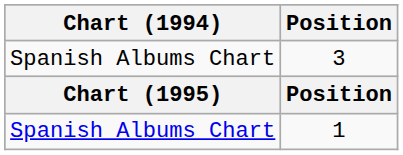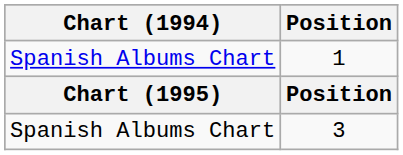rows swapped: (339, 131) <-> (339, 59)
